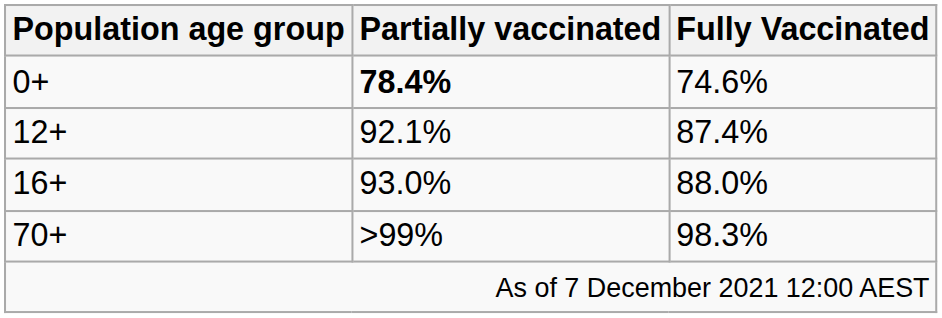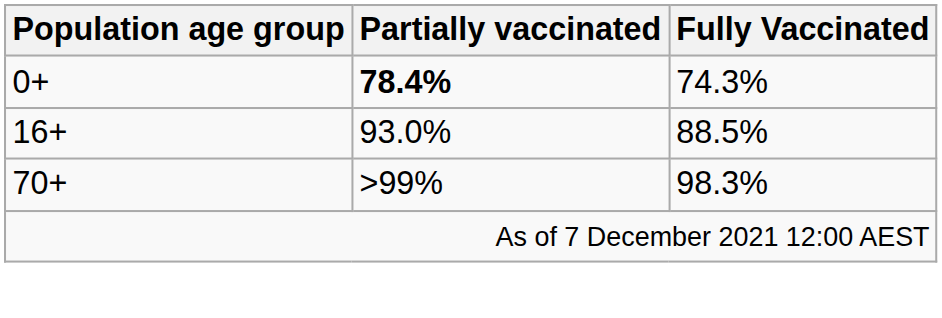(722, 81) 74.6% -> (722, 81) 74.3%
- row: (40, 132)
(722, 183) 88.0% -> (722, 132) 88.5%
